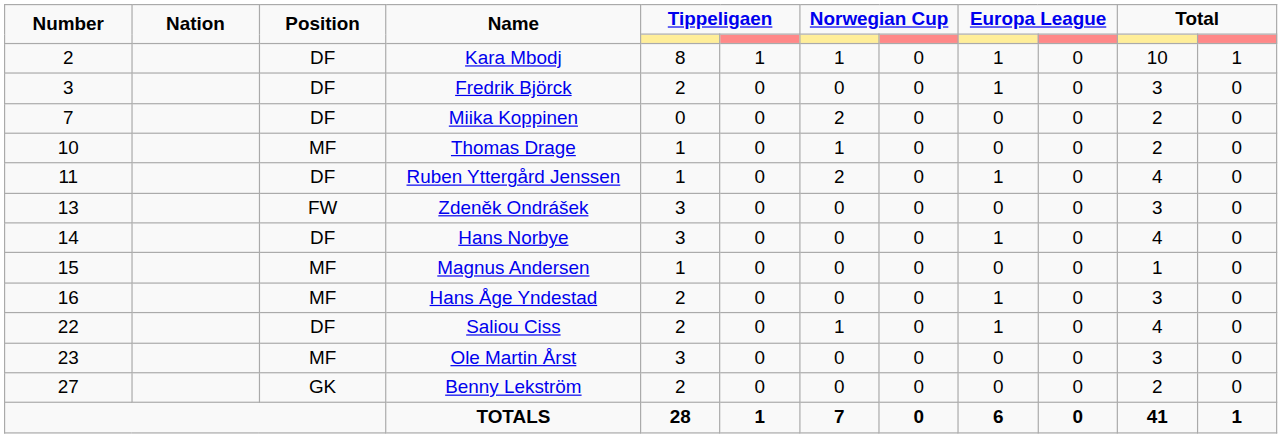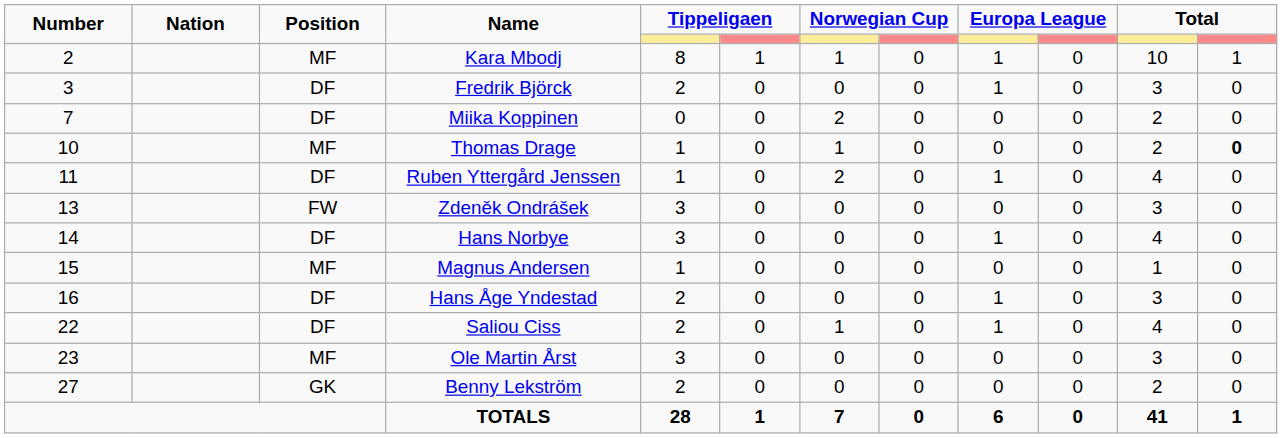(323, 58) DF -> (323, 58) MF
(1237, 147) normal -> (1237, 147) bold
(323, 297) MF -> (323, 297) DF
